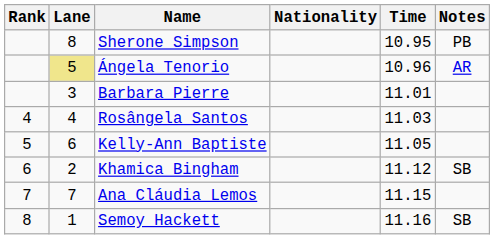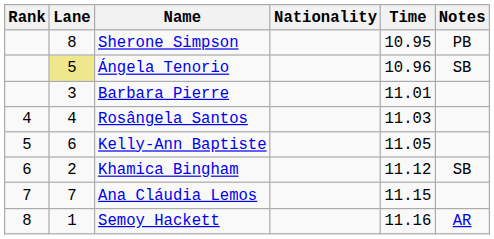(462, 68) AR -> (462, 68) SB
(462, 221) SB -> (462, 221) AR
